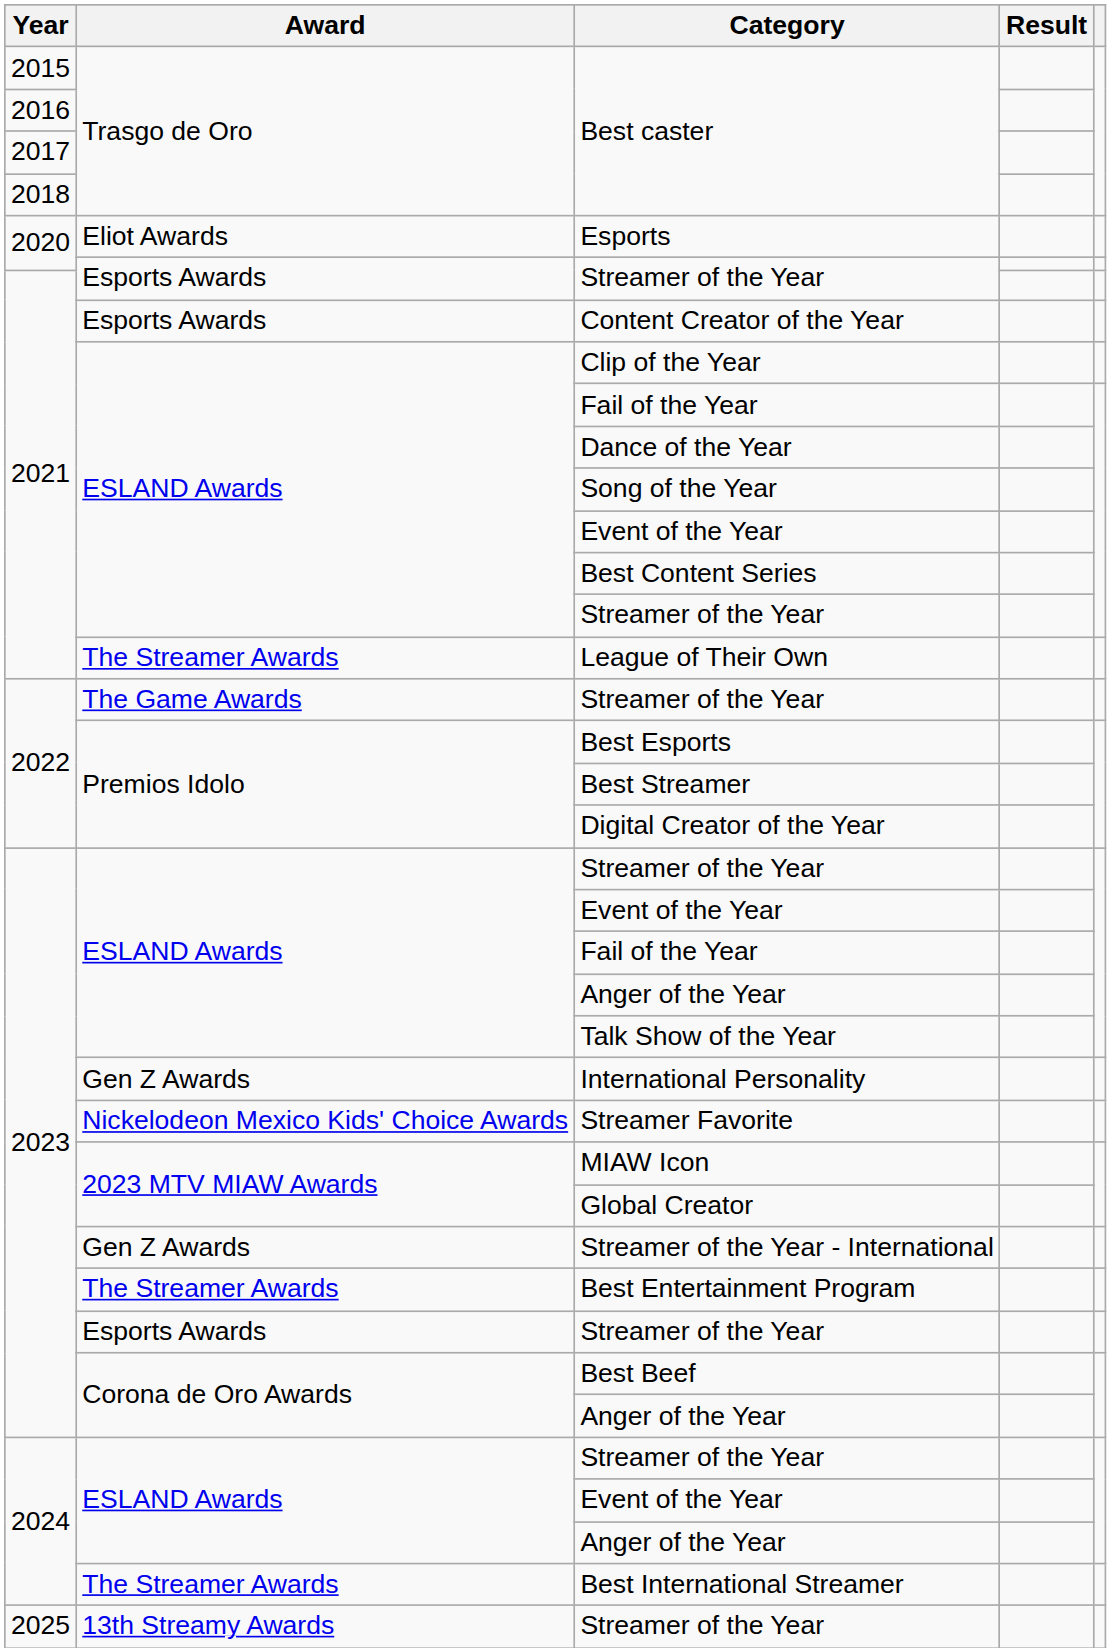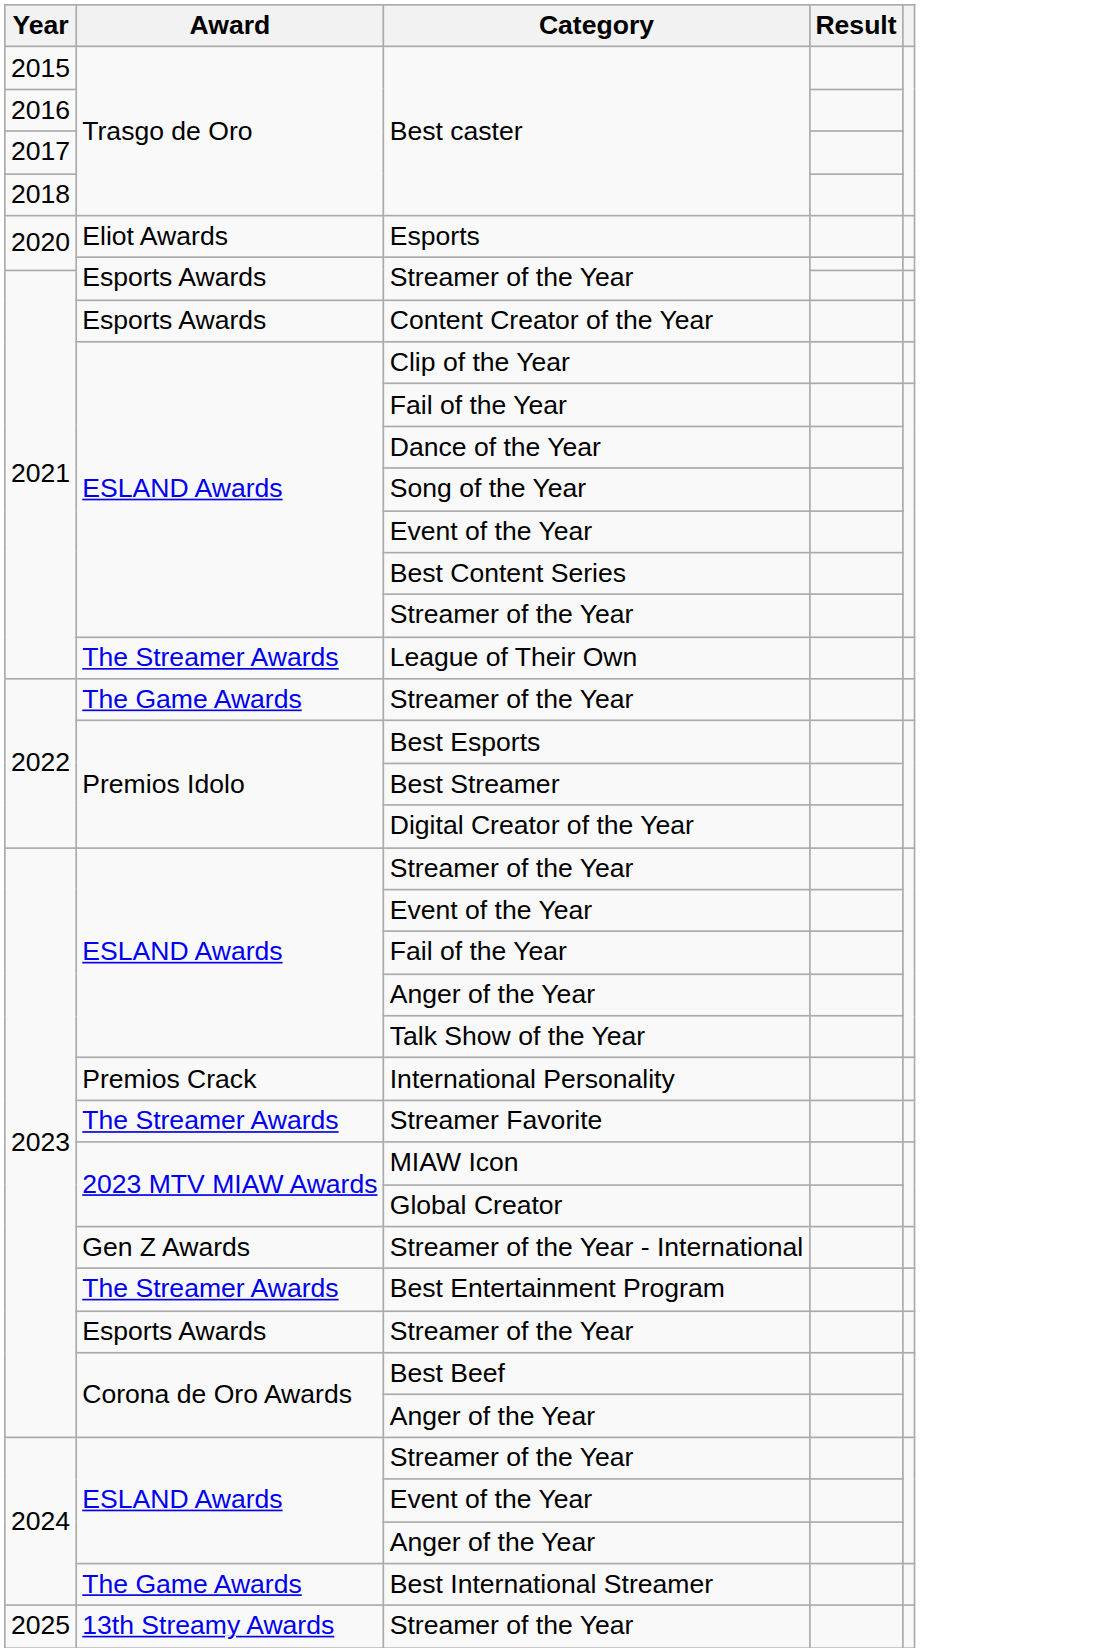(166, 1078) Gen Z Awards -> (169, 1078) Premios Crack
(325, 1120) Nickelodeon Mexico Kids' Choice Awards -> (210, 1120) The Streamer Awards
(210, 1584) The Streamer Awards -> (192, 1584) The Game Awards
